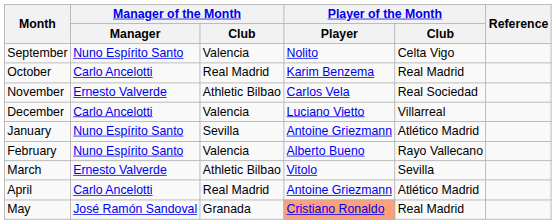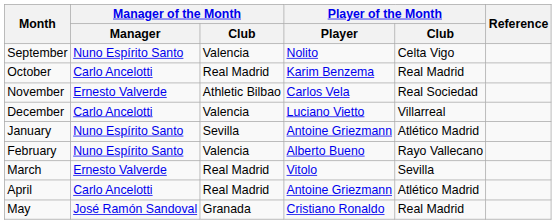(242, 170) Athletic Bilbao -> (236, 170) Real Madrid
(336, 209) lightsalmon background -> (336, 209) no background
